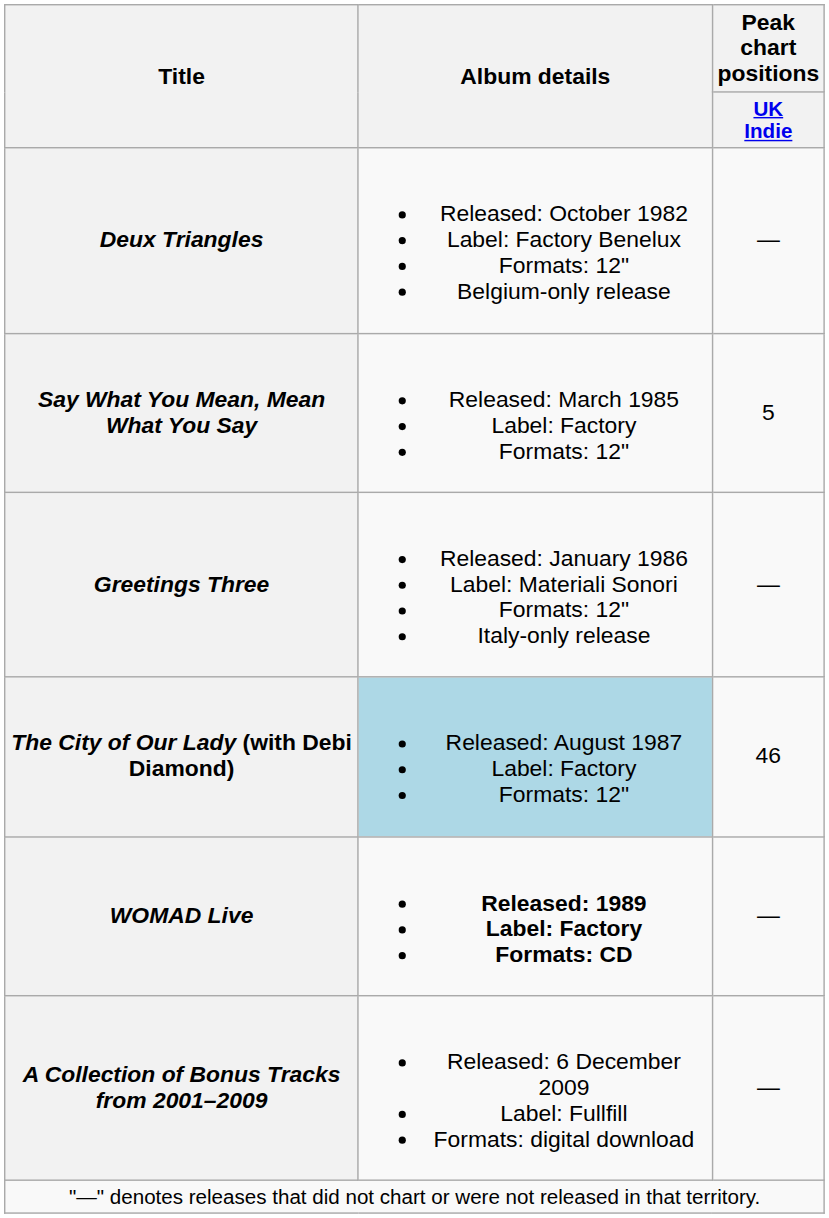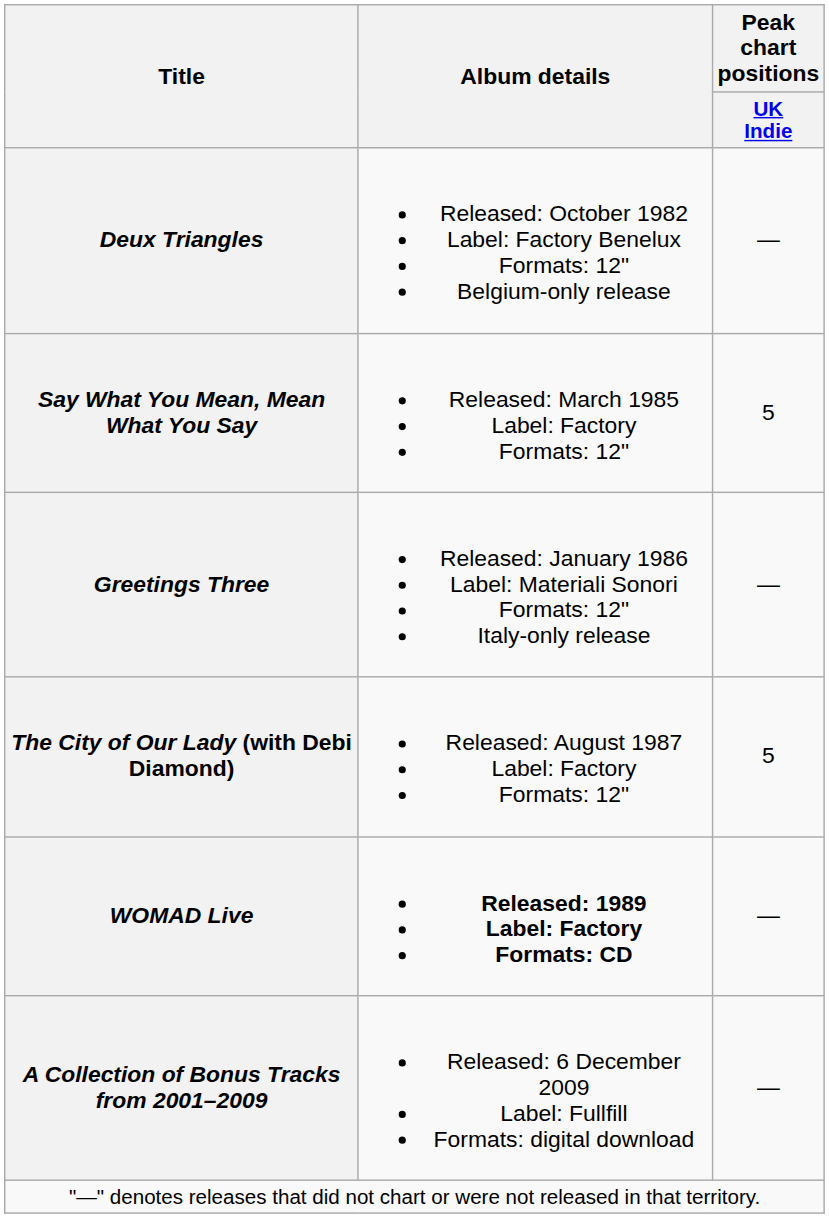(535, 770) lightblue background -> (535, 770) no background
(768, 756) 46 -> (768, 756) 5
